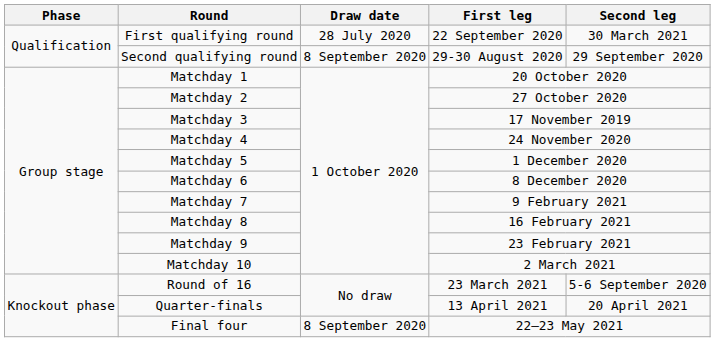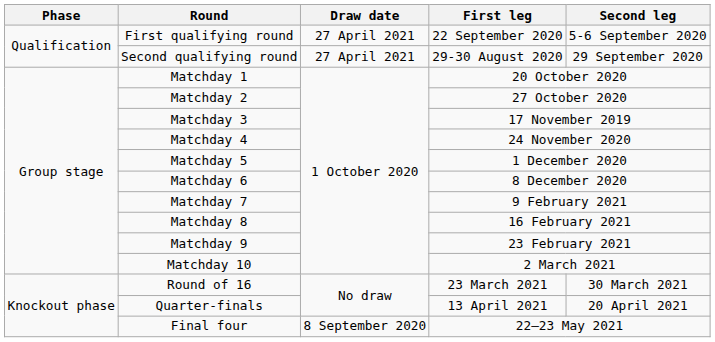(365, 36) 28 July 2020 -> (365, 36) 27 April 2021
(638, 36) 30 March 2021 -> (638, 36) 5-6 September 2020
(365, 56) 8 September 2020 -> (365, 56) 27 April 2021
(638, 285) 5-6 September 2020 -> (638, 285) 30 March 2021
